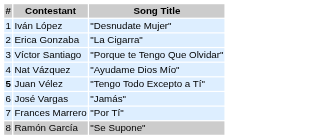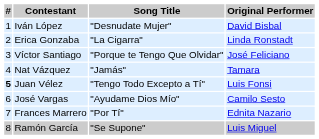+ column: (270, 11)
(135, 69) "Ayudame Dios Mío" -> (108, 69) "Jamás"
(108, 98) "Jamás" -> (135, 98) "Ayudame Dios Mío"
